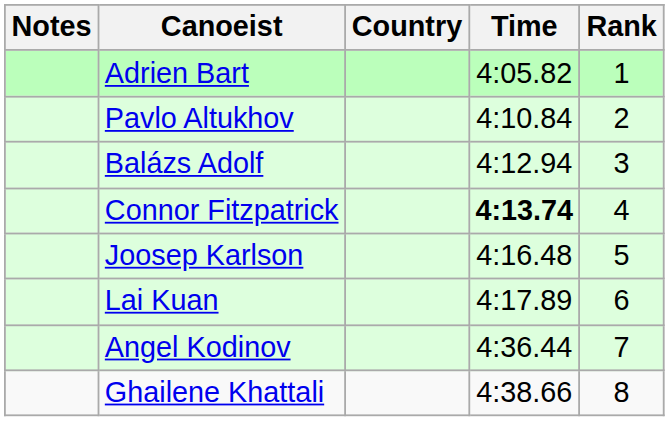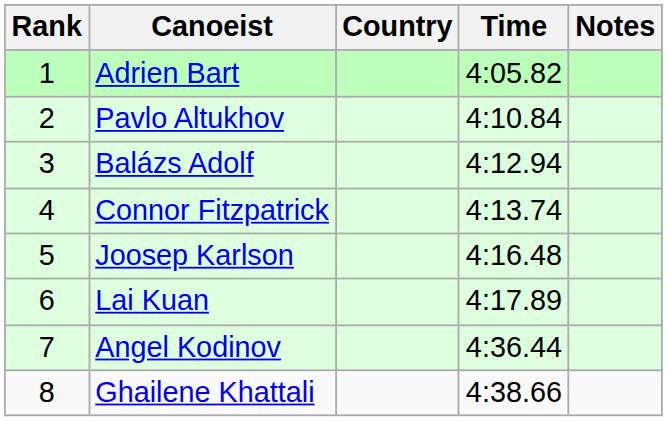columns swapped: (622, 27) <-> (52, 27)
(524, 210) bold -> (514, 210) normal
